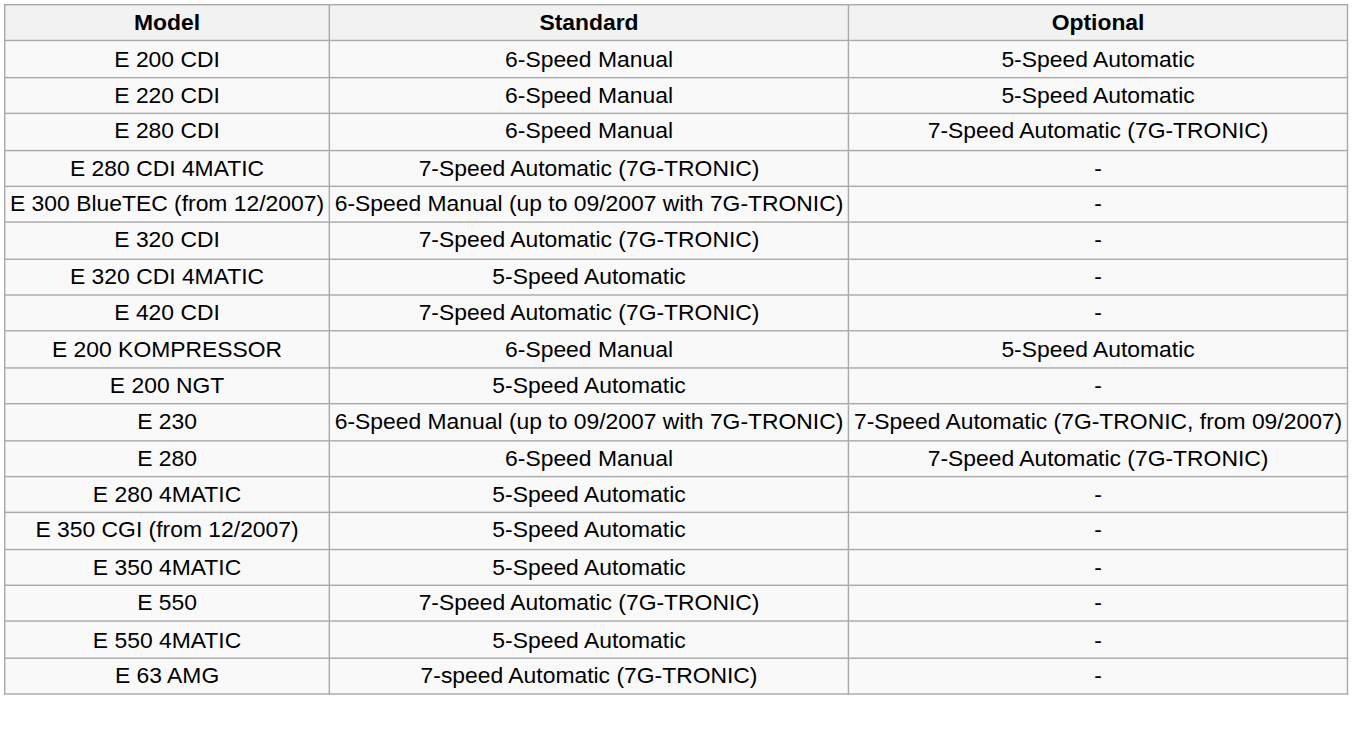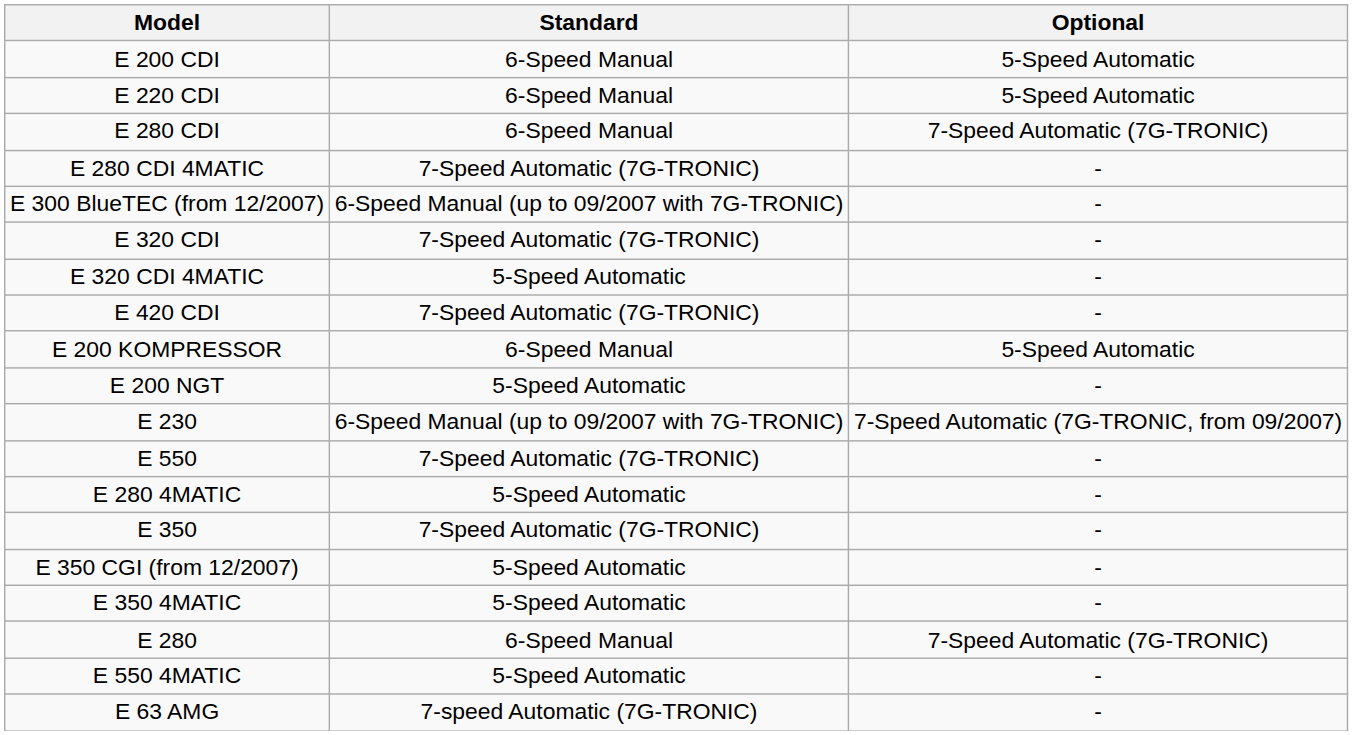rows swapped: (167, 458) <-> (167, 603)
+ row: (167, 530)
